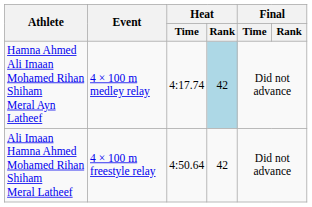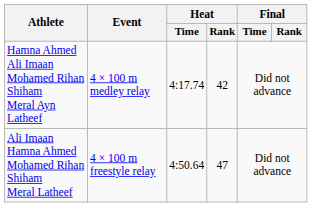(222, 85) lightblue background -> (222, 85) no background
(222, 165) 42 -> (222, 165) 47
